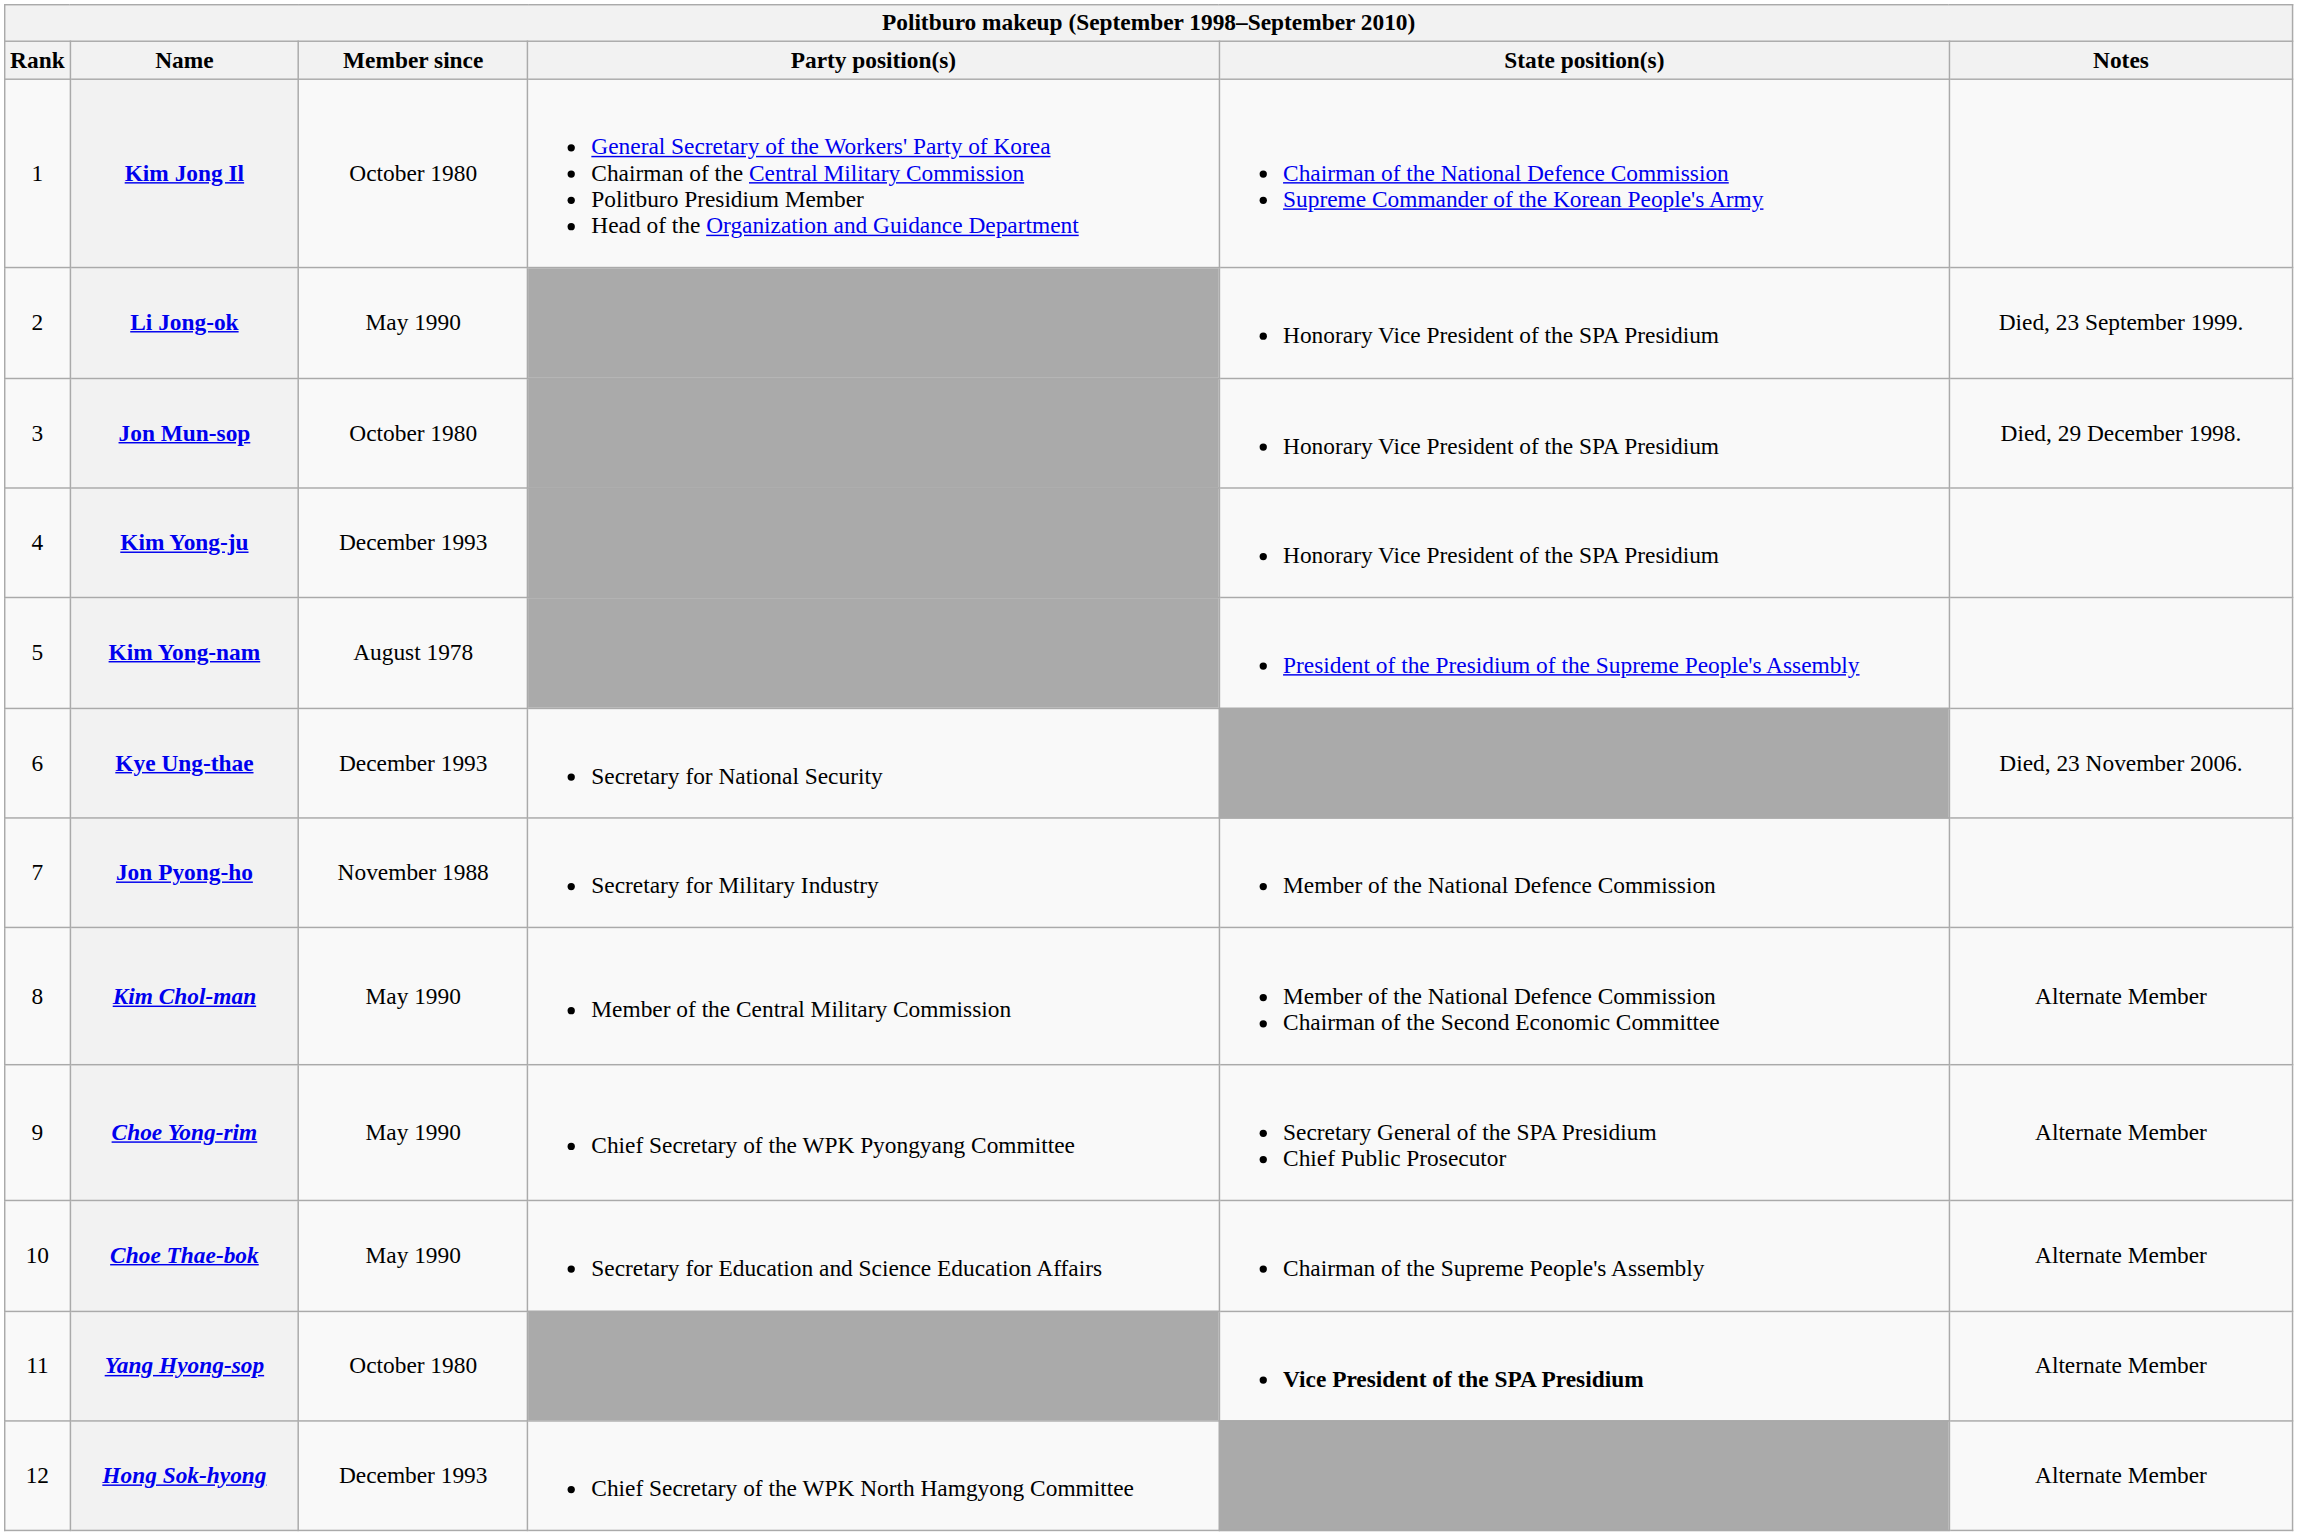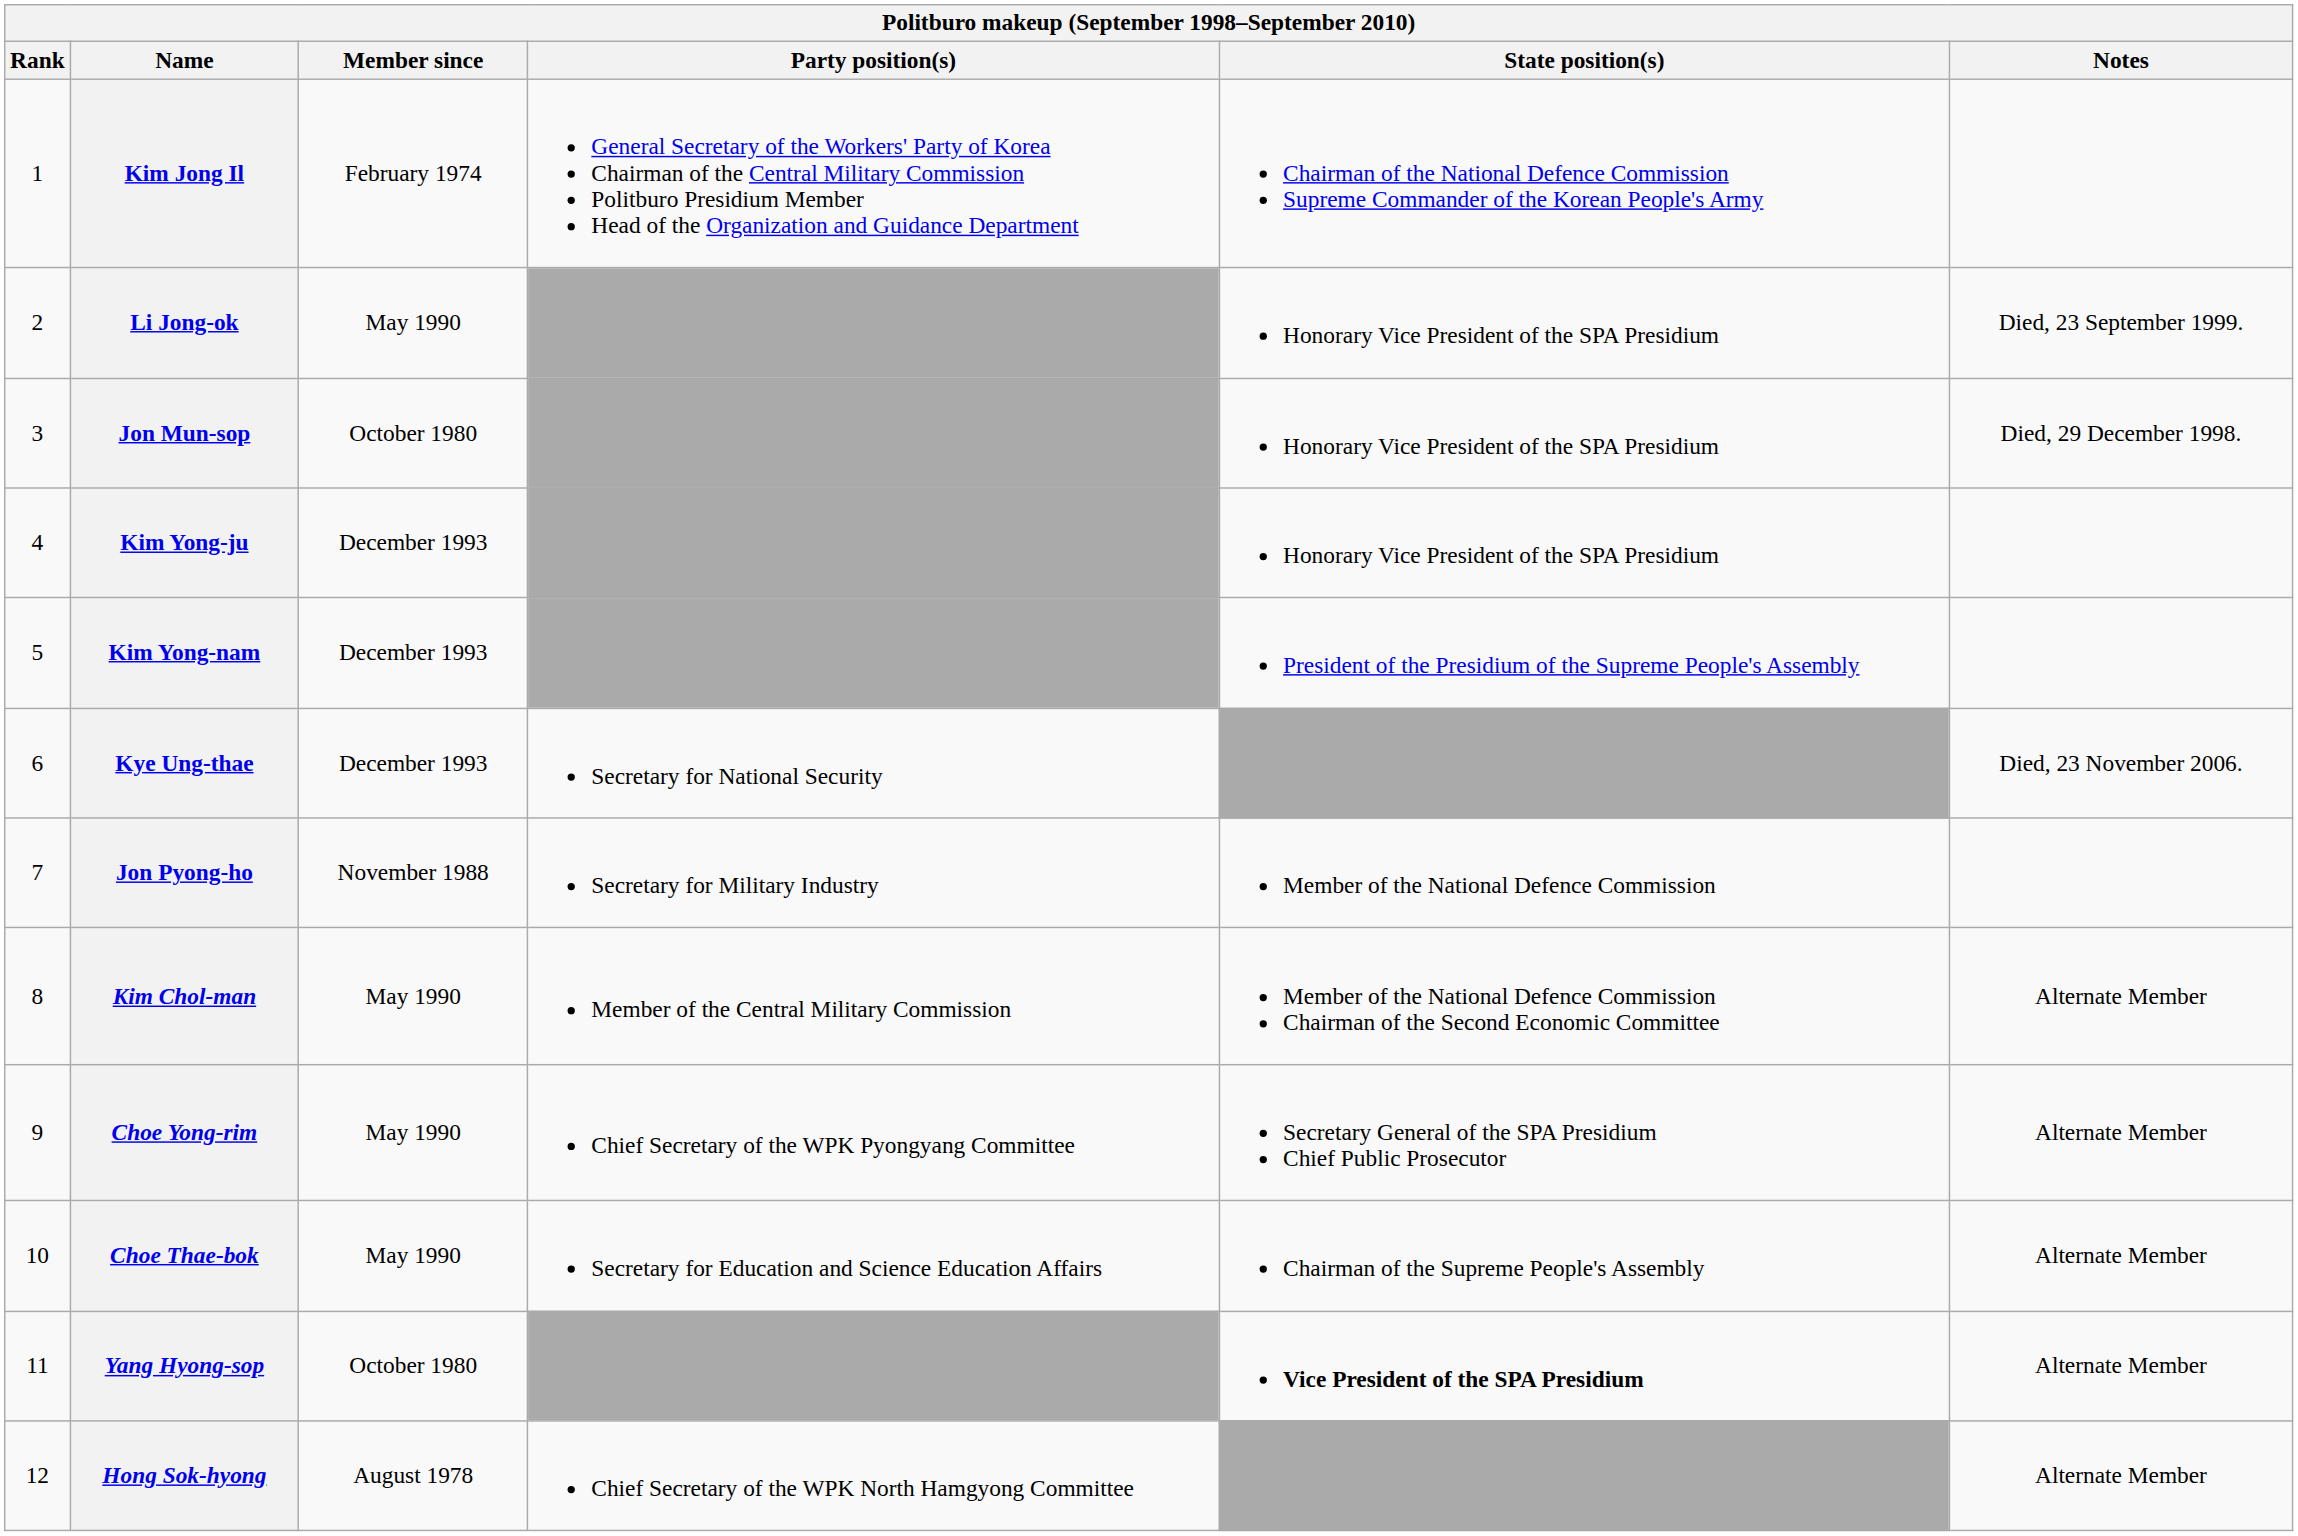(413, 173) October 1980 -> (413, 173) February 1974
(413, 652) August 1978 -> (413, 652) December 1993
(413, 1475) December 1993 -> (413, 1475) August 1978
